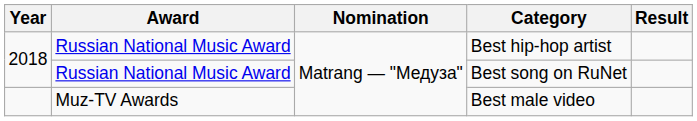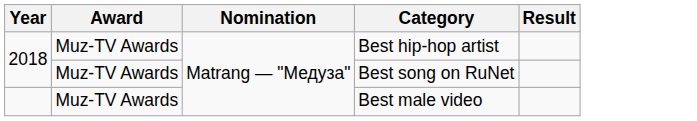(173, 45) Russian National Music Award -> (117, 45) Muz-TV Awards
(173, 73) Russian National Music Award -> (117, 73) Muz-TV Awards
